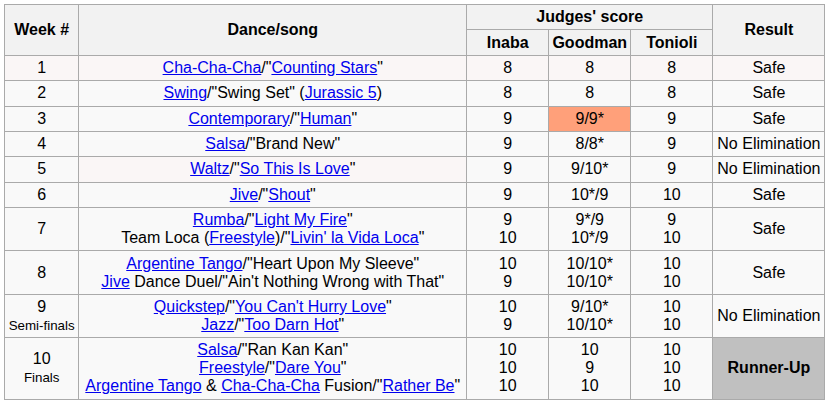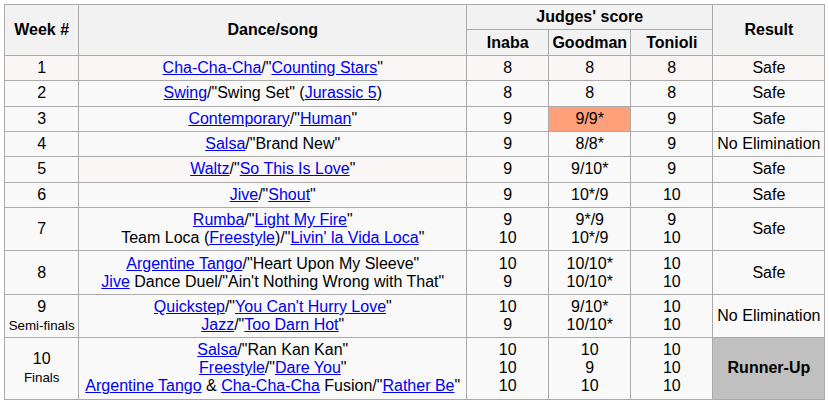(769, 169) No Elimination -> (769, 169) Safe
